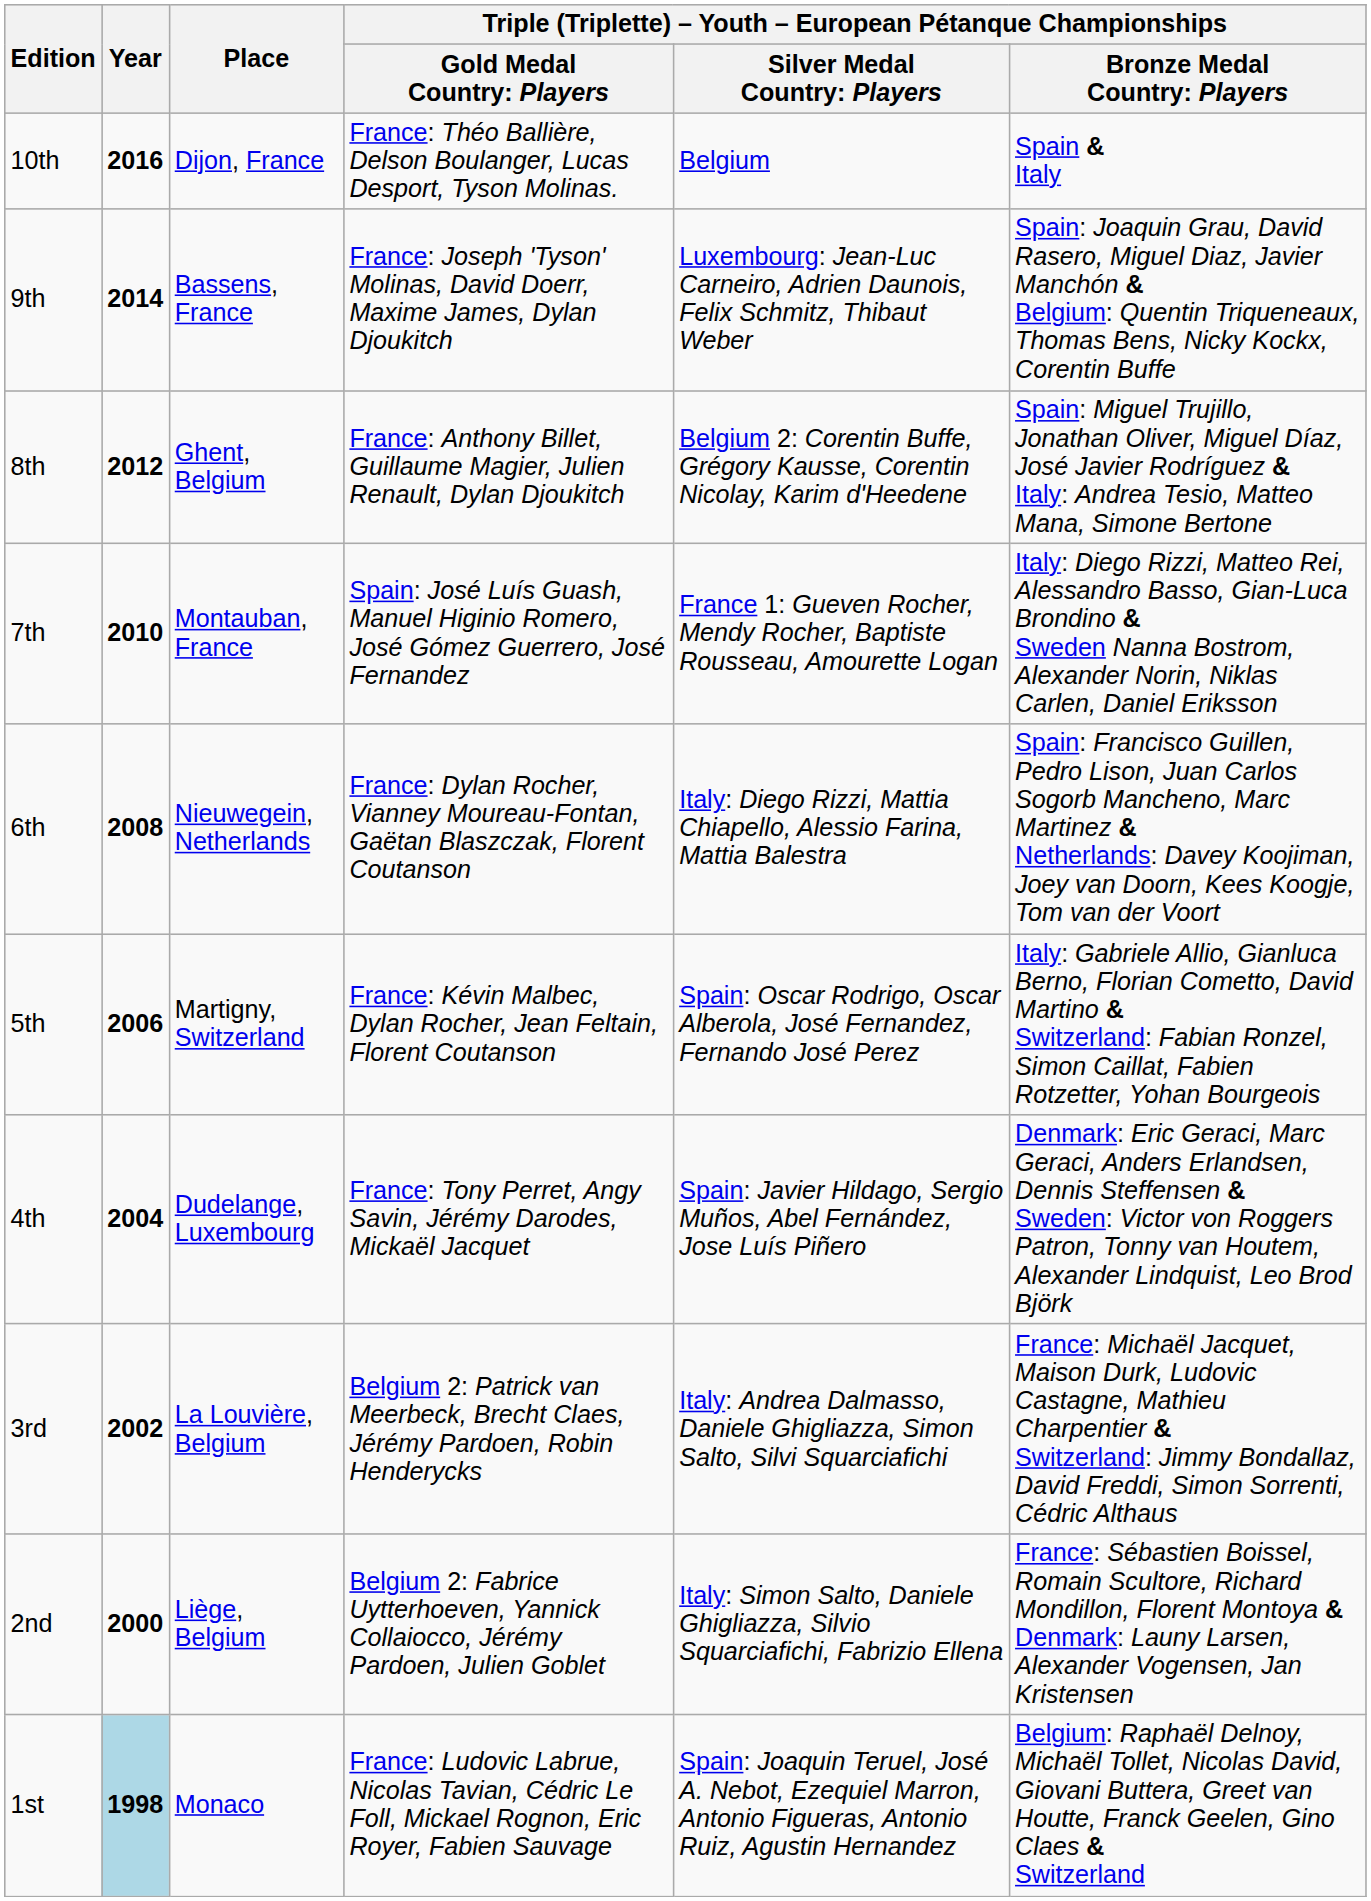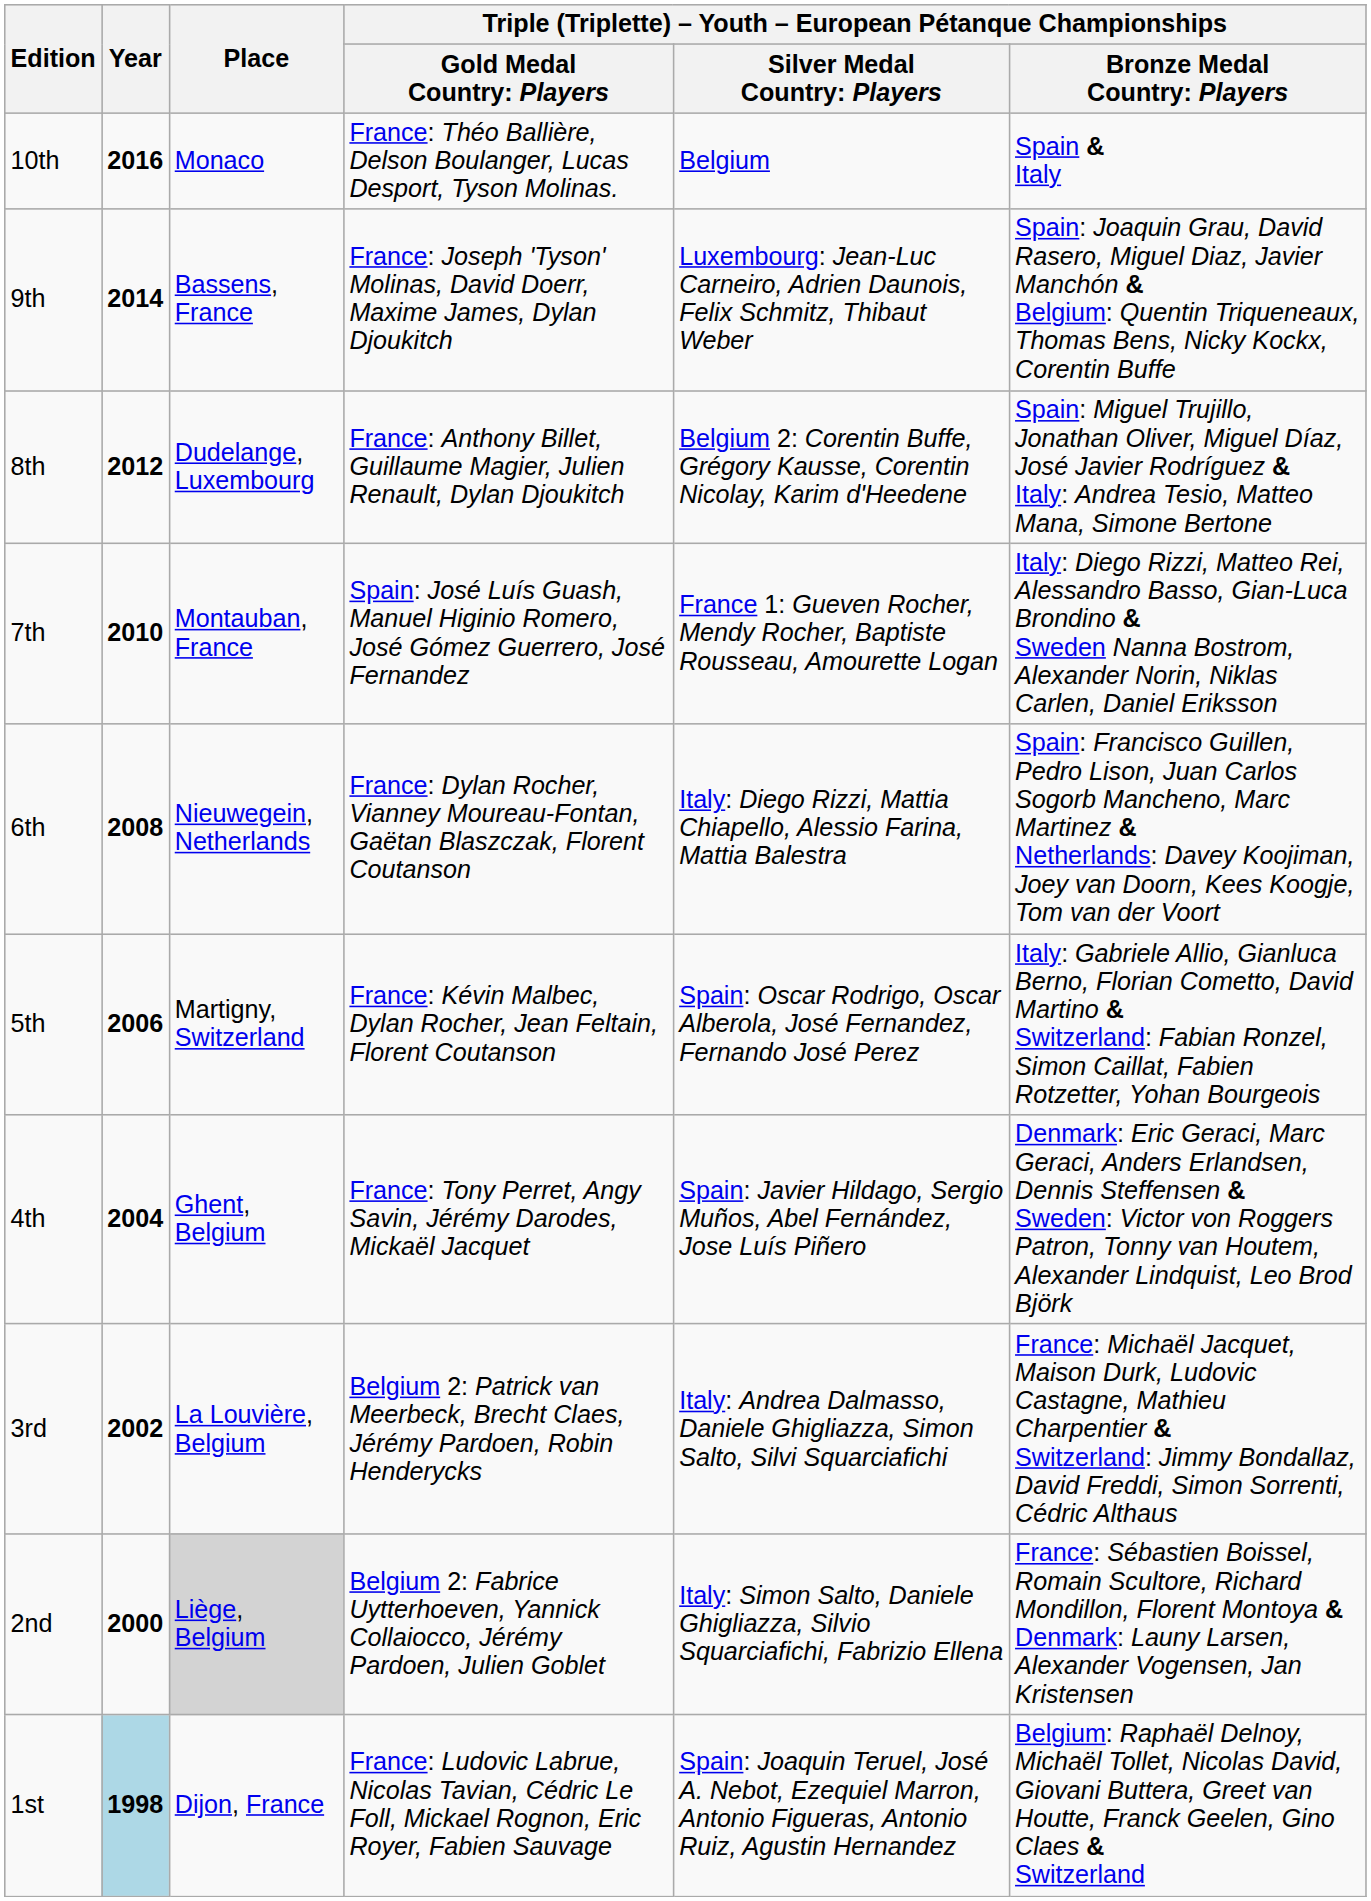(249, 160) Dijon, France -> (219, 160) Monaco
(220, 466) Ghent, Belgium -> (245, 466) Dudelange, Luxembourg
(245, 1219) Dudelange, Luxembourg -> (220, 1219) Ghent, Belgium
(220, 1623) no background -> (220, 1623) lightgrey background
(219, 1804) Monaco -> (249, 1804) Dijon, France
